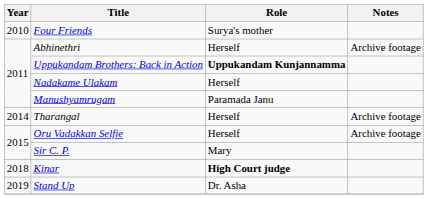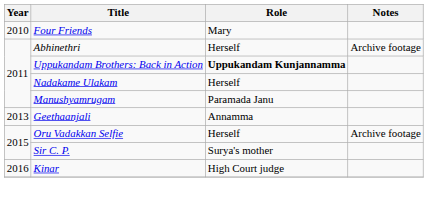(240, 30) Surya's mother -> (220, 30) Mary
+ row: (62, 116)
- row: (57, 116)
(220, 151) Mary -> (240, 151) Surya's mother
(18, 168) 2018 -> (18, 168) 2016
(249, 168) bold -> (246, 168) normal
- row: (54, 185)
